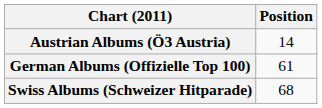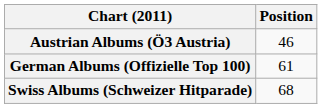(286, 41) 14 -> (286, 41) 46
